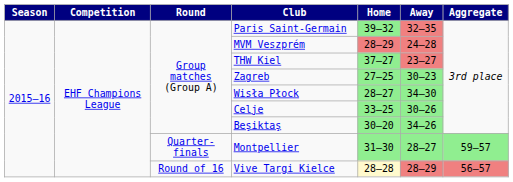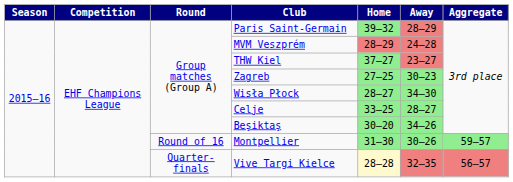(422, 29) 32–35 -> (422, 29) 28–29
(422, 109) 30–26 -> (422, 109) 28–27
(191, 147) Quarter-finals -> (191, 141) Round of 16
(422, 147) 28–27 -> (422, 141) 30–26
(191, 169) Round of 16 -> (191, 163) Quarter-finals
(422, 169) 28–29 -> (422, 163) 32–35
